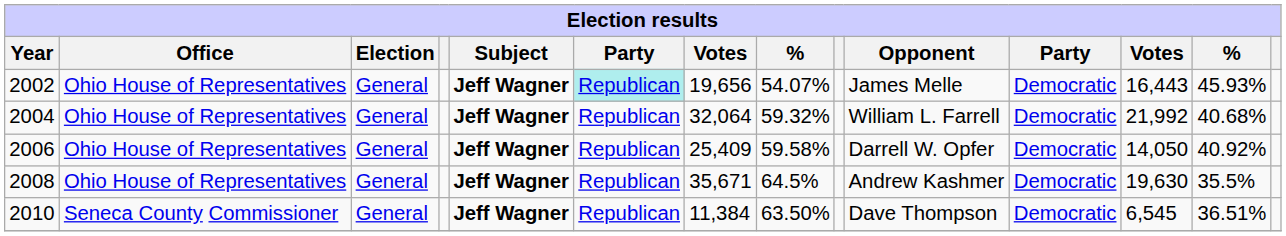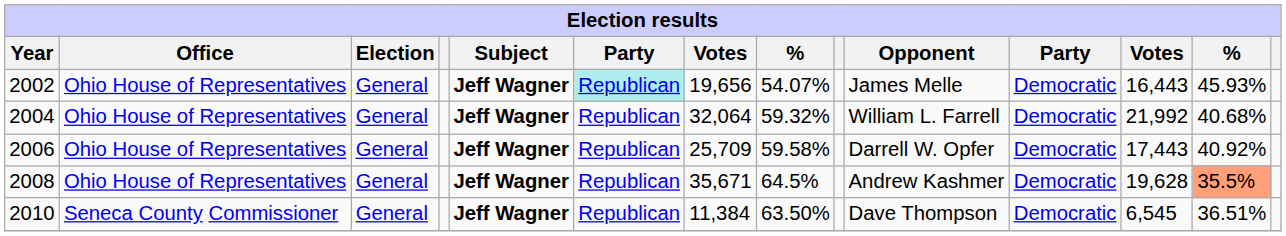(720, 149) 25,409 -> (720, 149) 25,709
(1157, 149) 14,050 -> (1157, 149) 17,443
(1157, 181) 19,630 -> (1157, 181) 19,628
(1226, 181) no background -> (1226, 181) lightsalmon background
